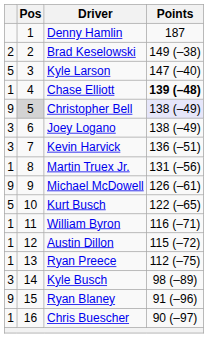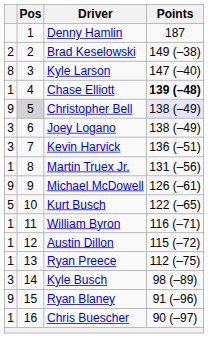(11, 71) 5 -> (11, 71) 8
